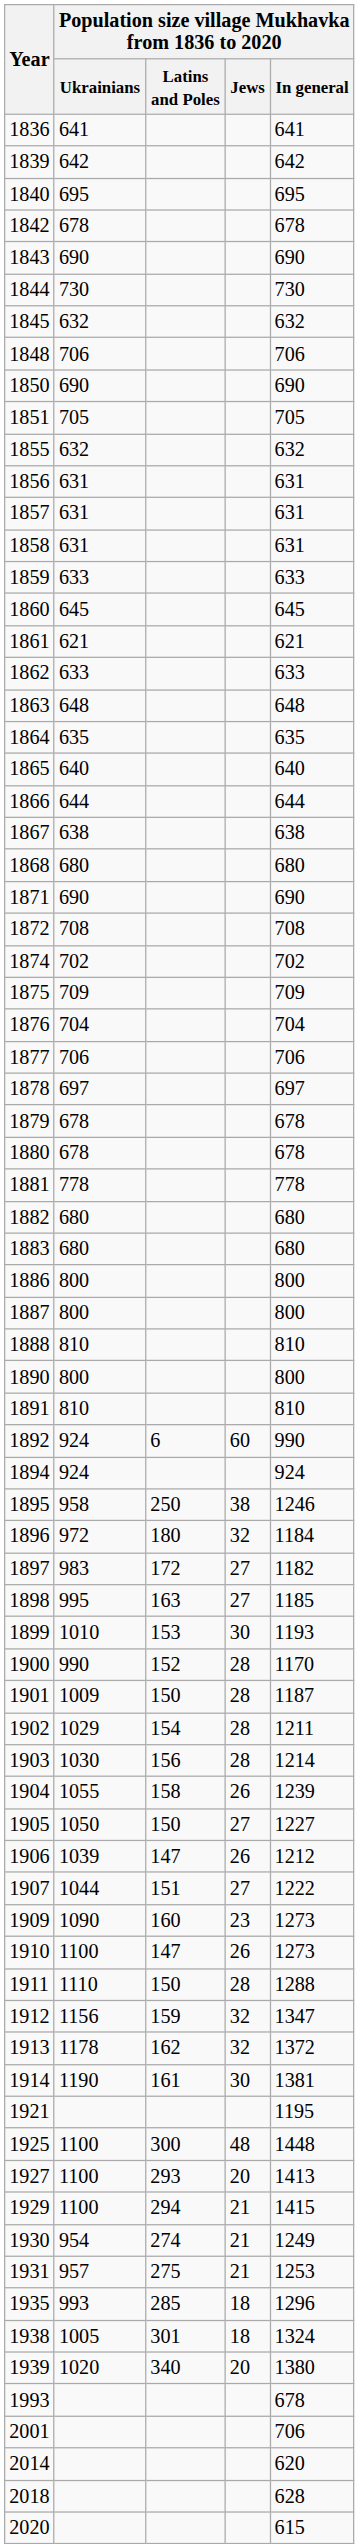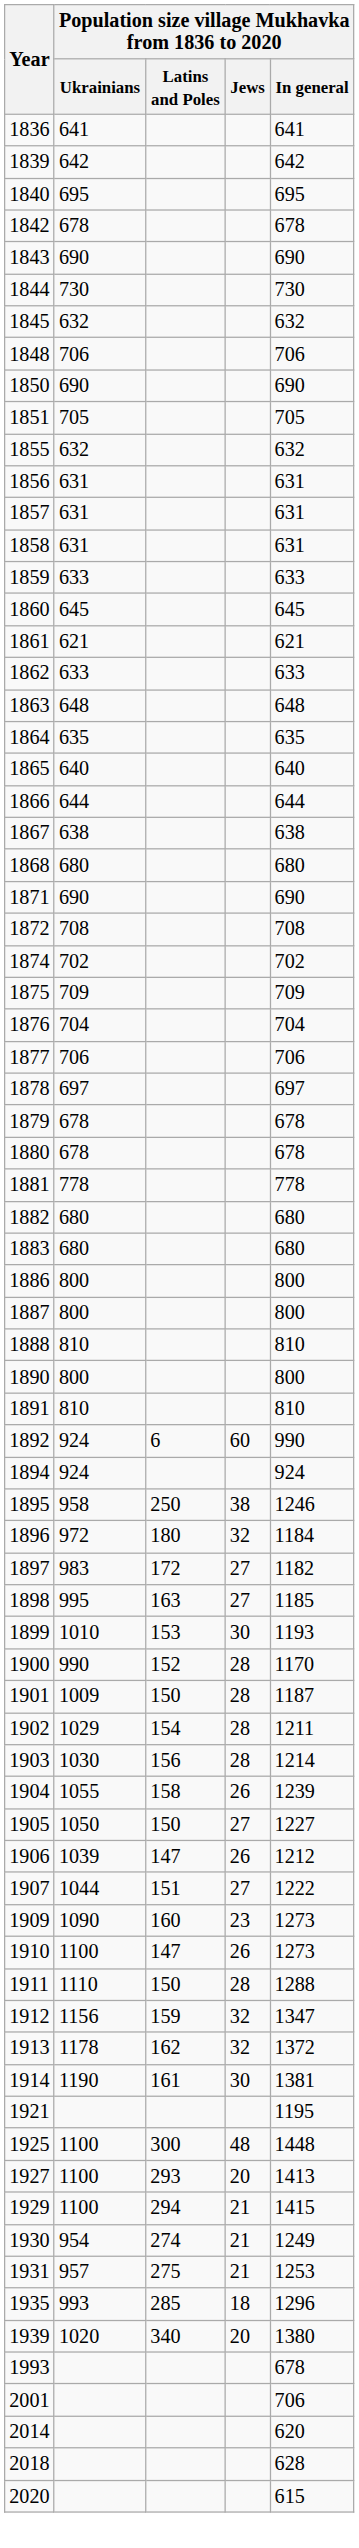- row: (29, 2335)
